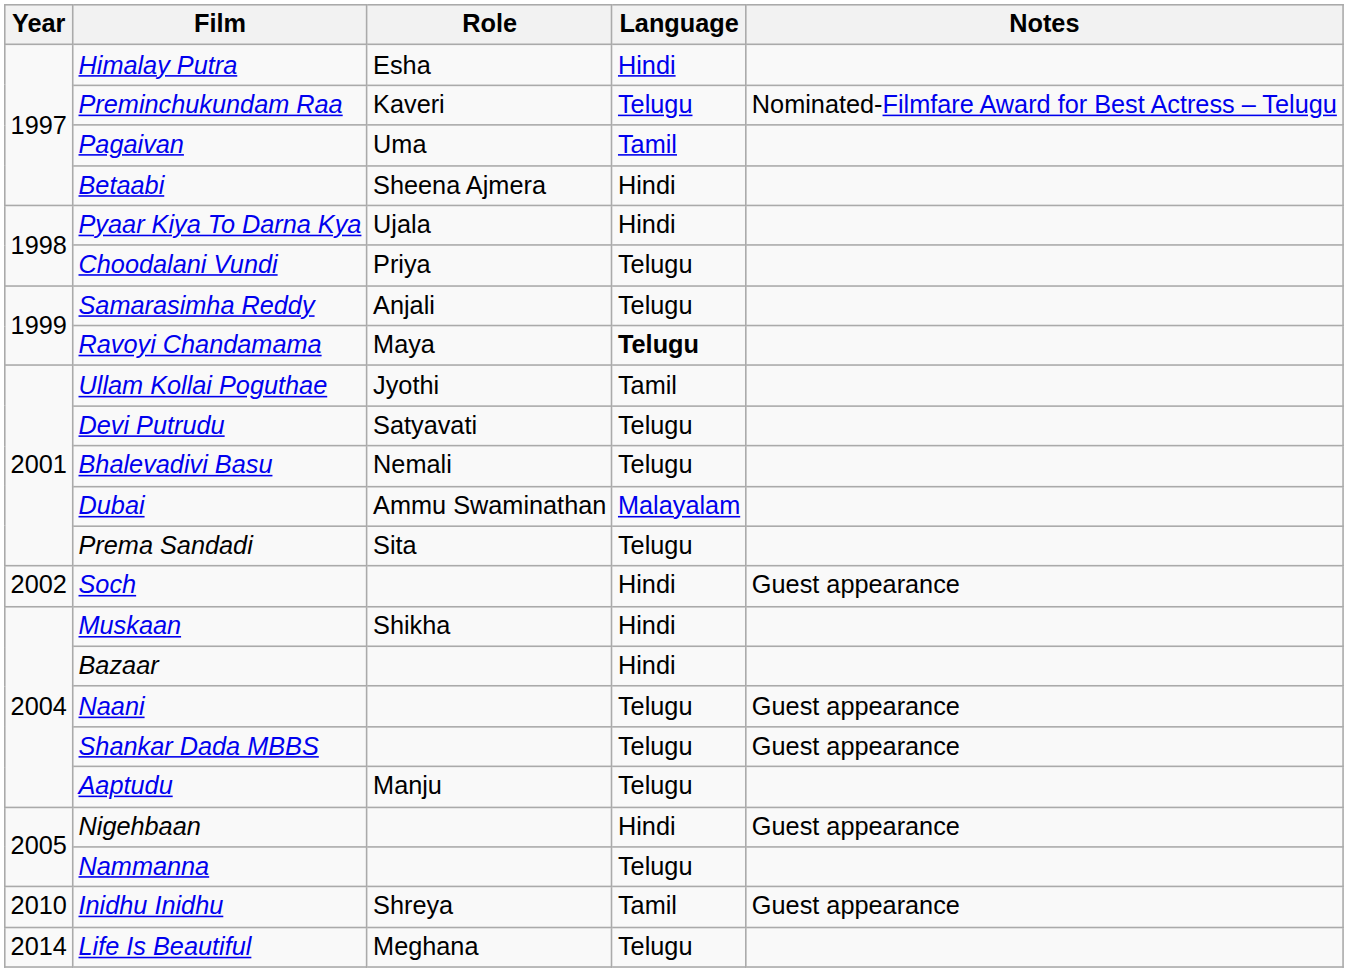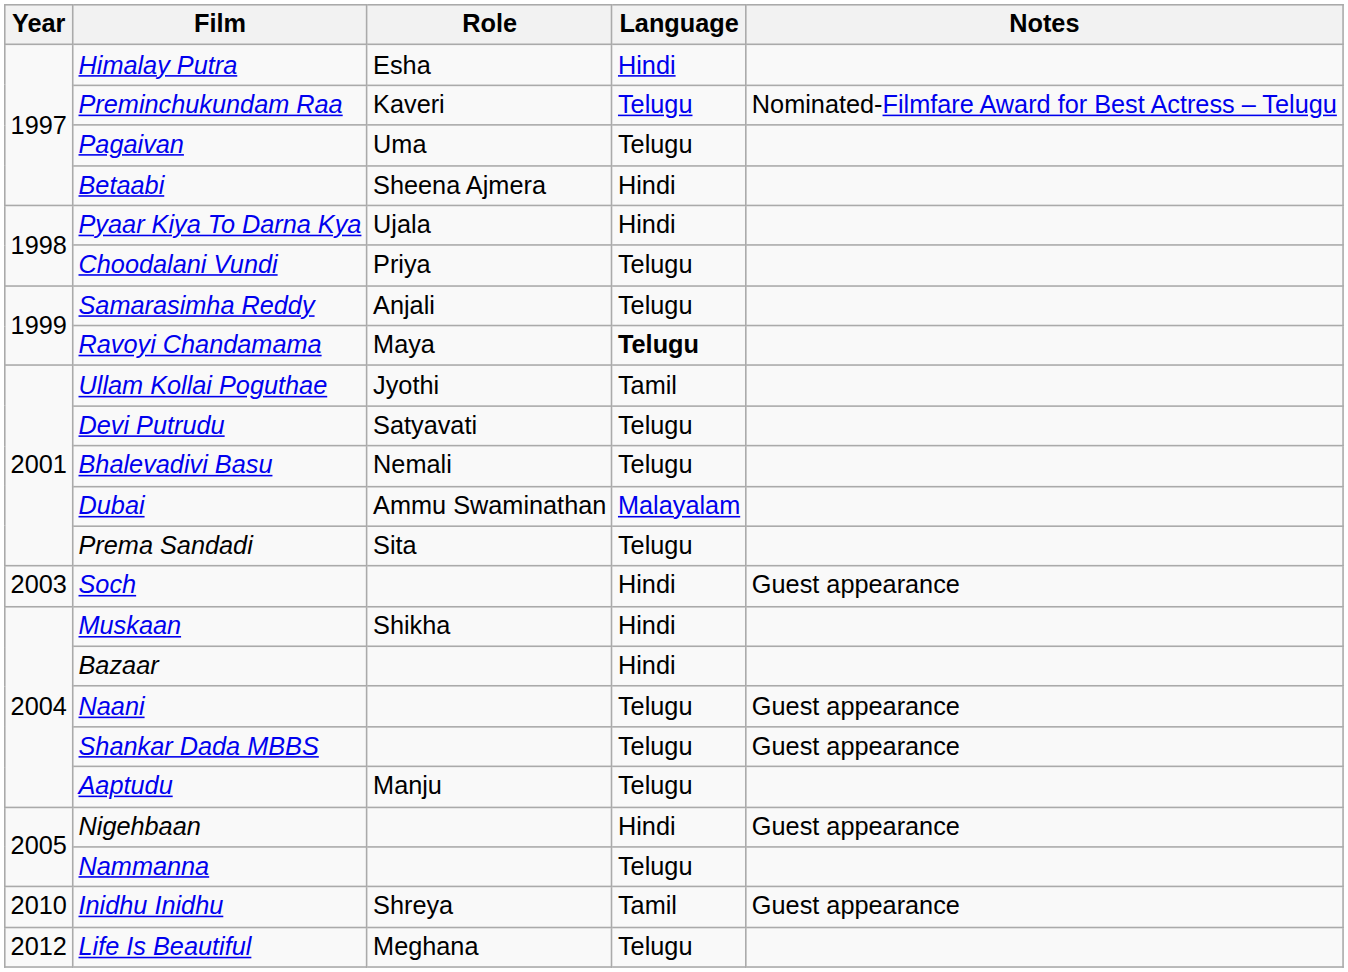(647, 144) Tamil -> (655, 144) Telugu
(39, 585) 2002 -> (39, 585) 2003
(39, 946) 2014 -> (39, 946) 2012
